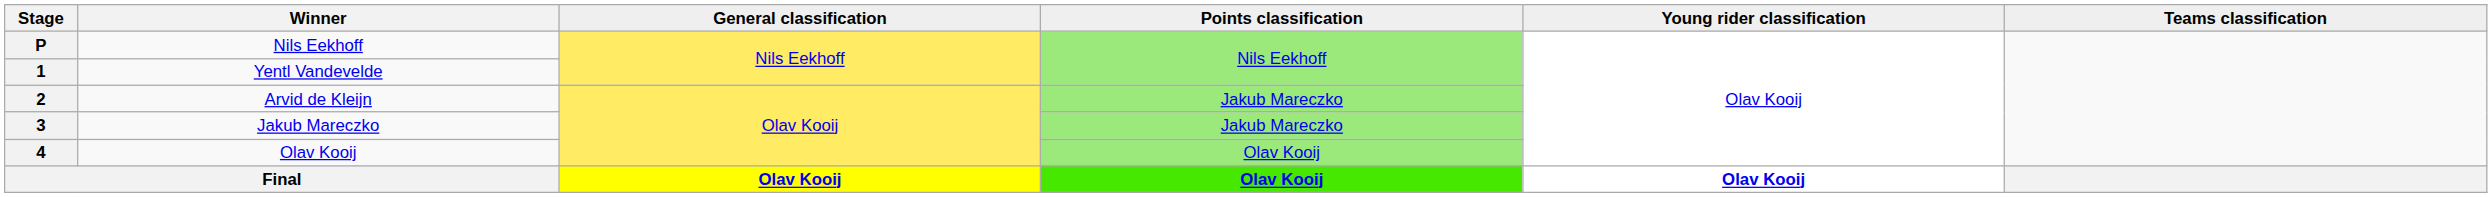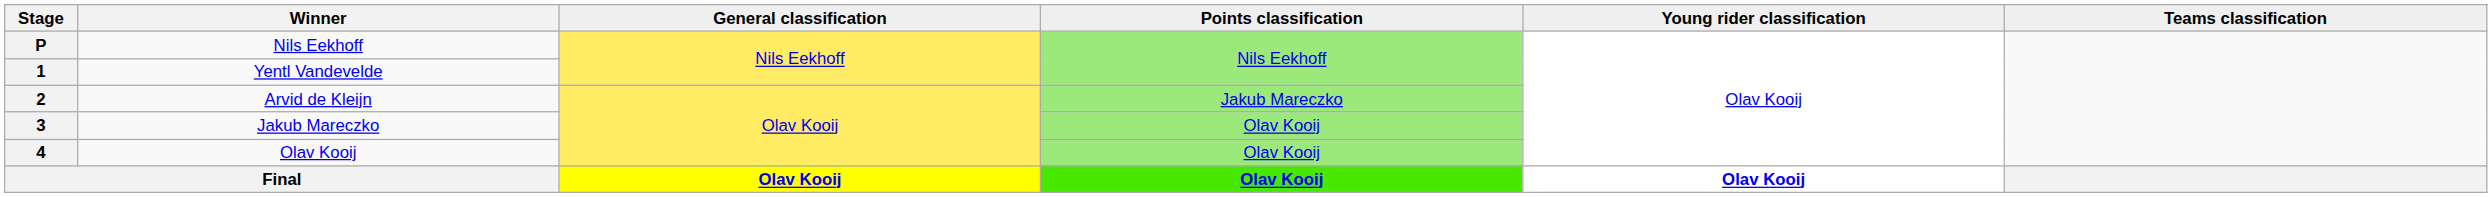(1282, 126) Jakub Mareczko -> (1282, 126) Olav Kooij
